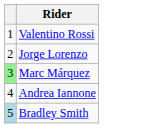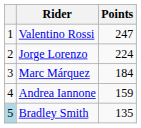+ column: (117, 14)
(10, 73) lightgreen background -> (10, 73) no background
